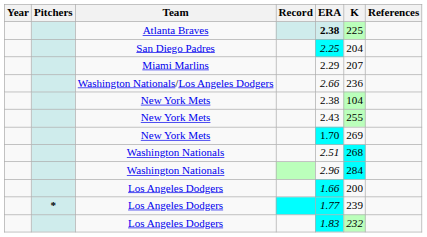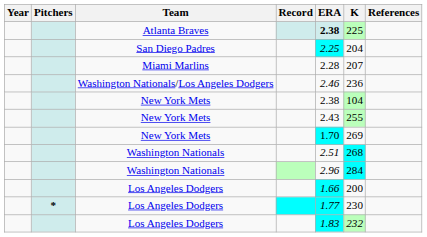(330, 65) 2.29 -> (330, 65) 2.28
(330, 83) 2.66 -> (330, 83) 2.46
(355, 205) 239 -> (355, 205) 230
